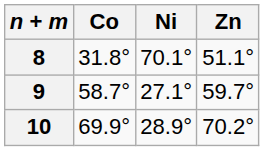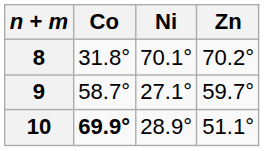(228, 57) 51.1° -> (228, 57) 70.2°
(104, 127) normal -> (104, 127) bold
(228, 127) 70.2° -> (228, 127) 51.1°
